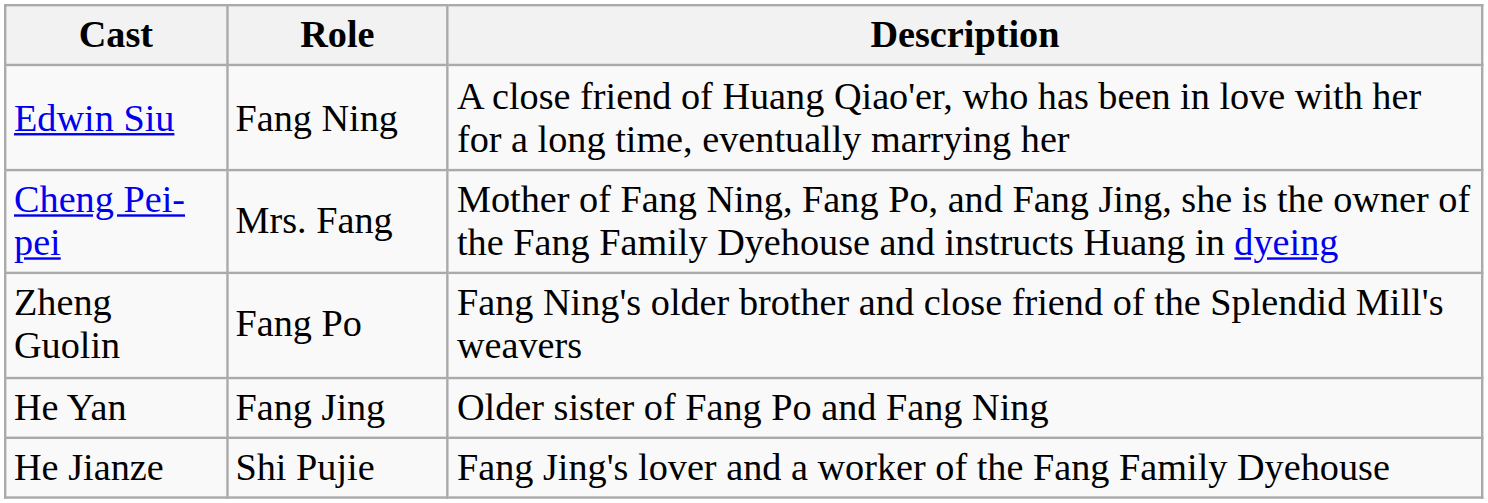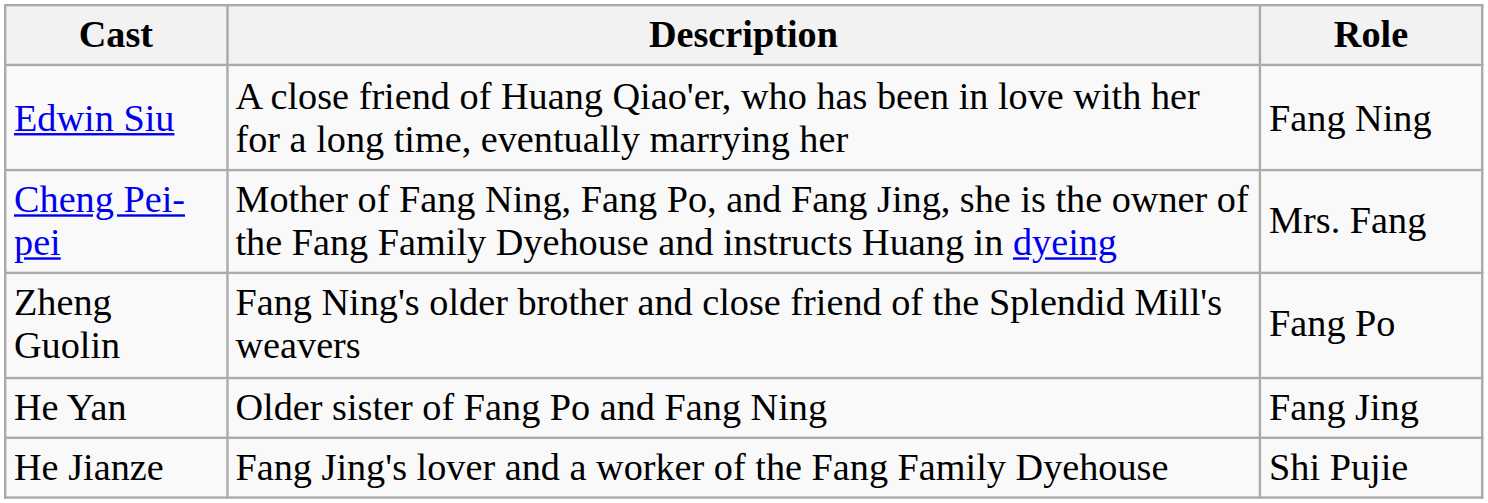columns swapped: (337, 34) <-> (965, 34)
